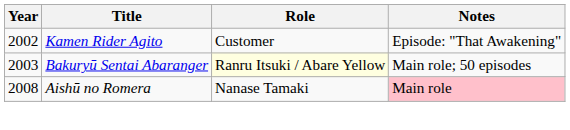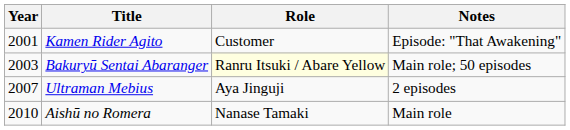(23, 40) 2002 -> (23, 40) 2001
+ row: (99, 88)
(23, 88) 2008 -> (23, 112) 2010
(422, 88) pink background -> (422, 112) no background
